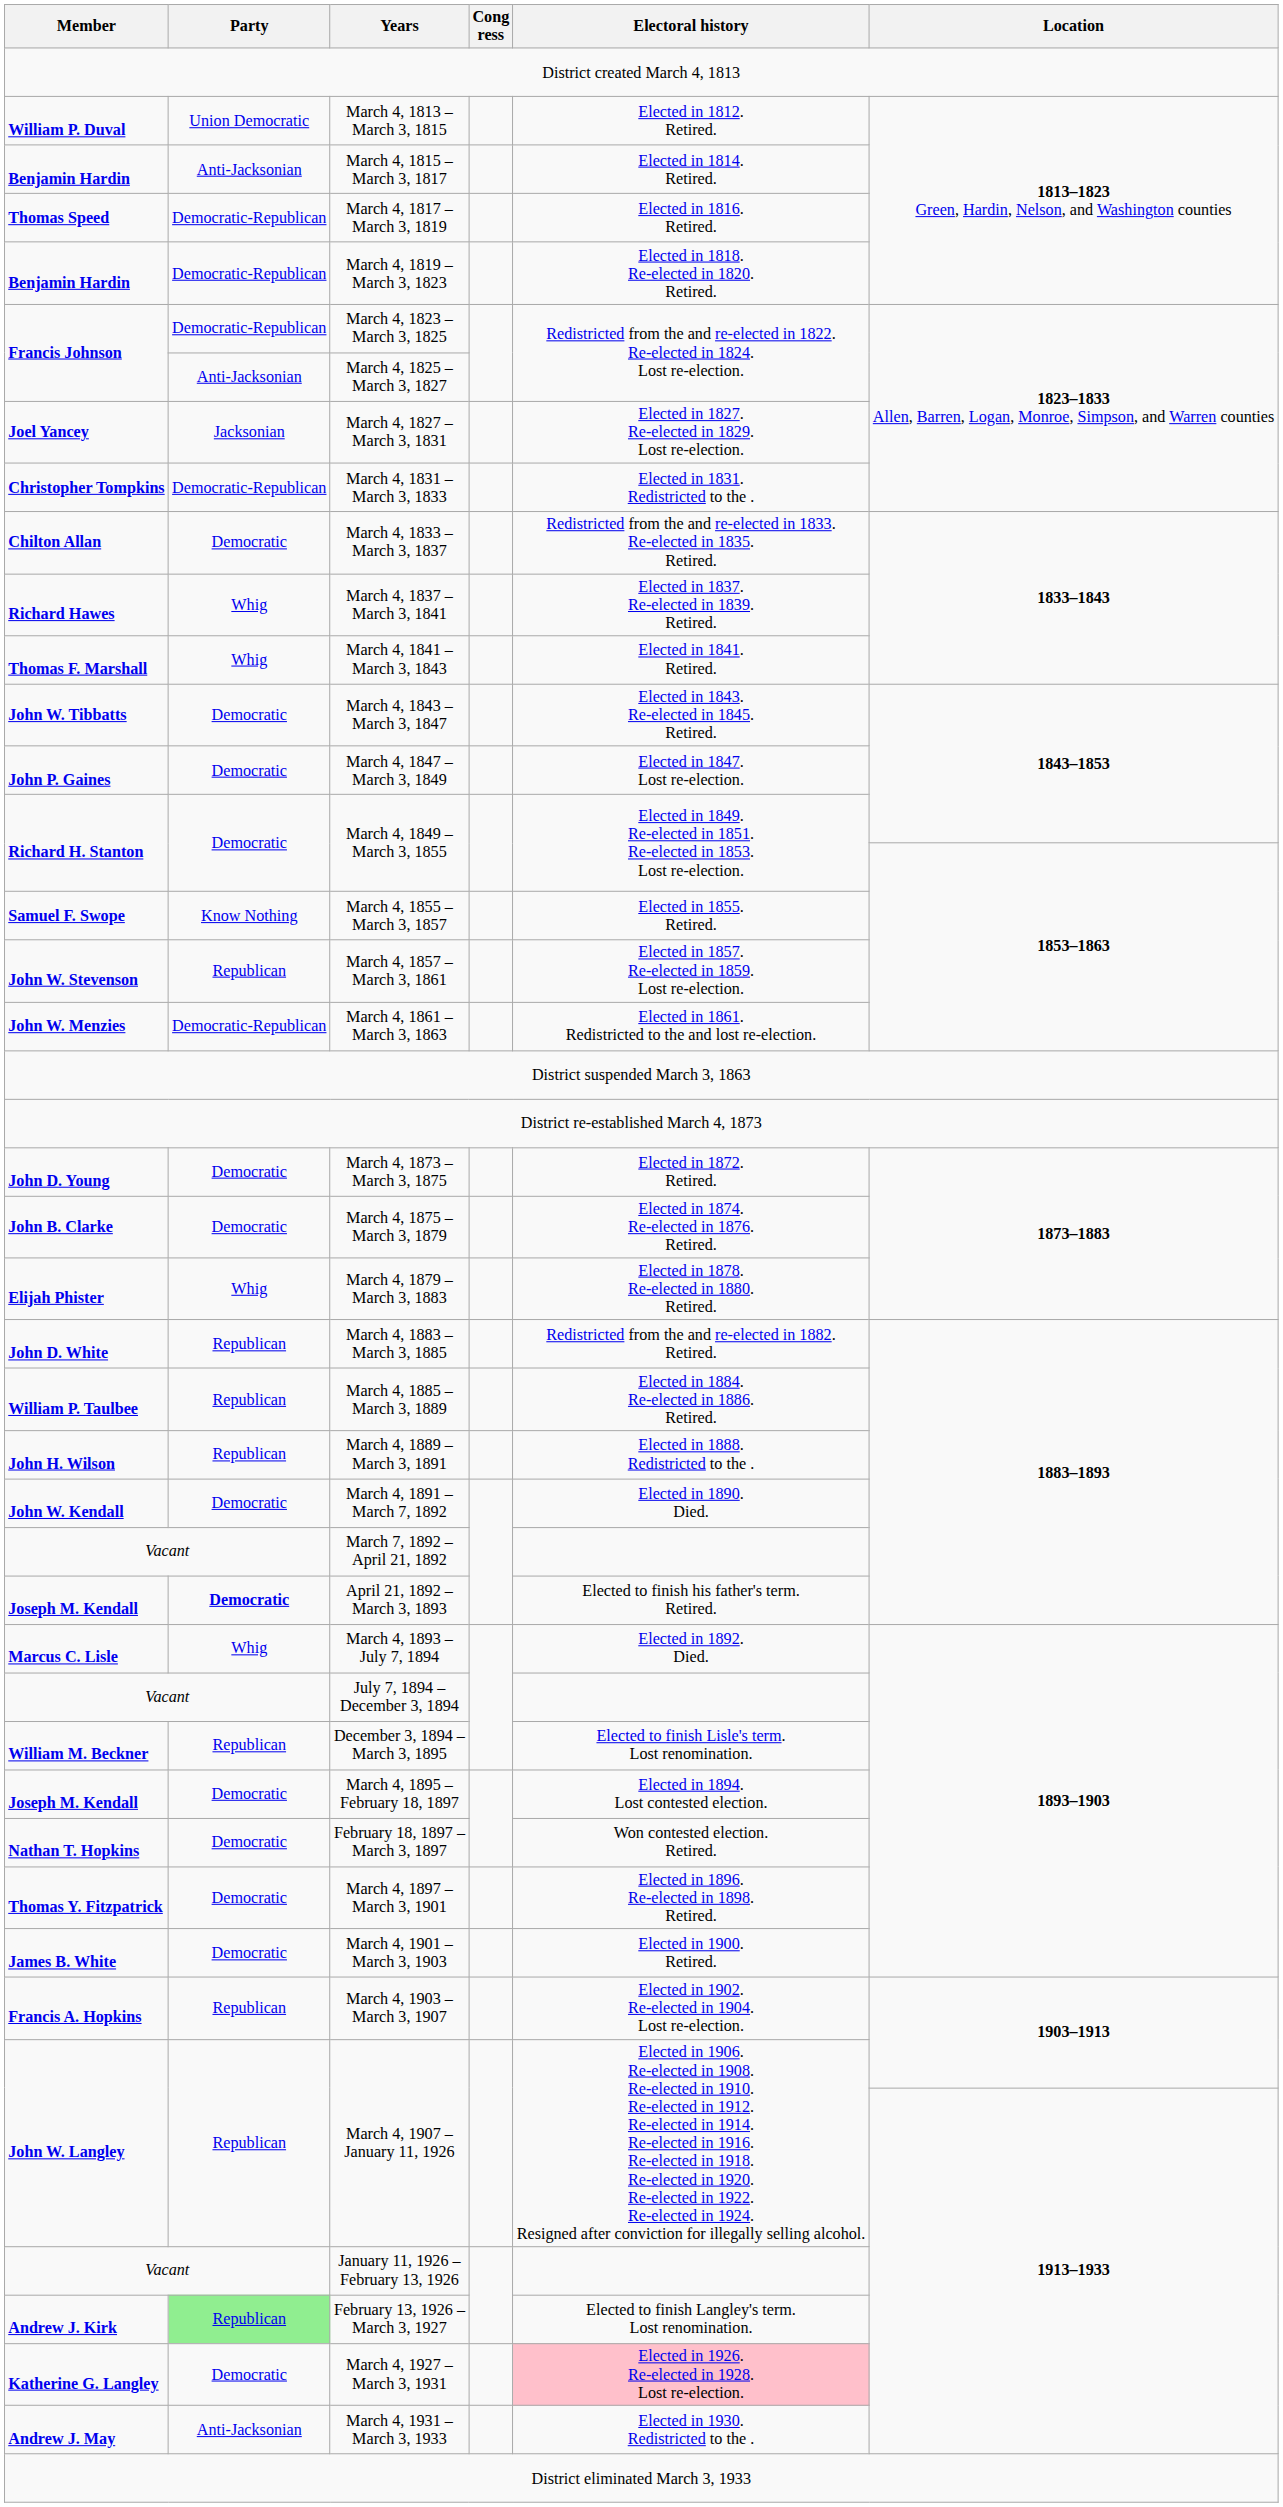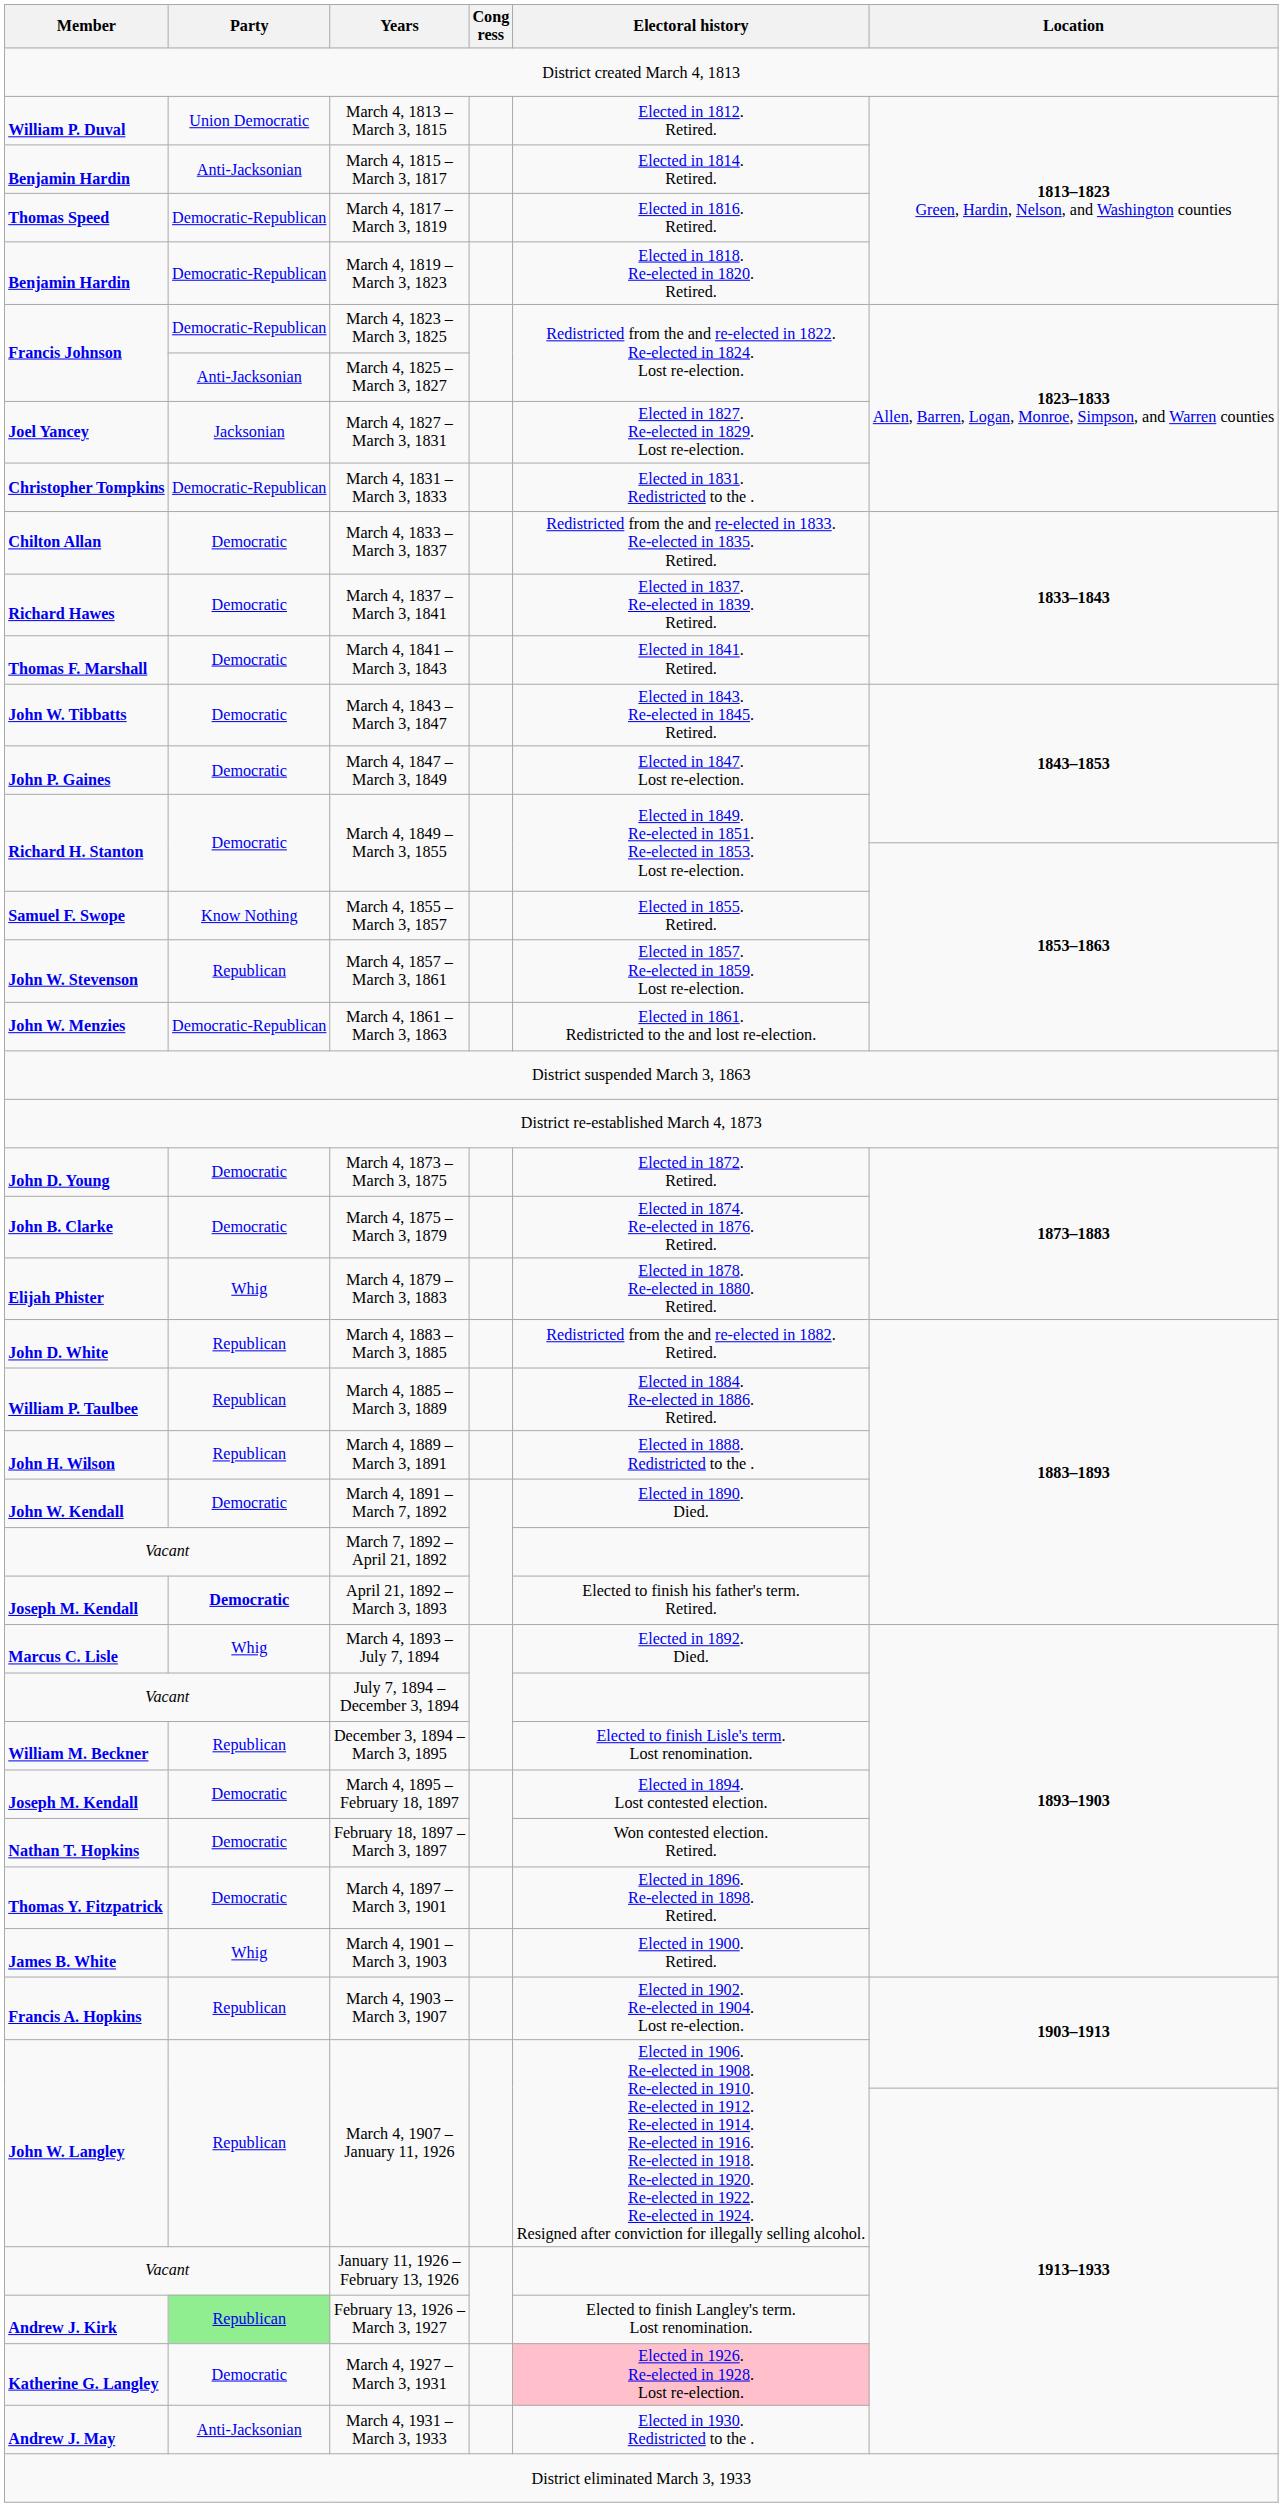(249, 604) Whig -> (249, 604) Democratic
(249, 659) Whig -> (249, 659) Democratic
(249, 1952) Democratic -> (249, 1952) Whig
